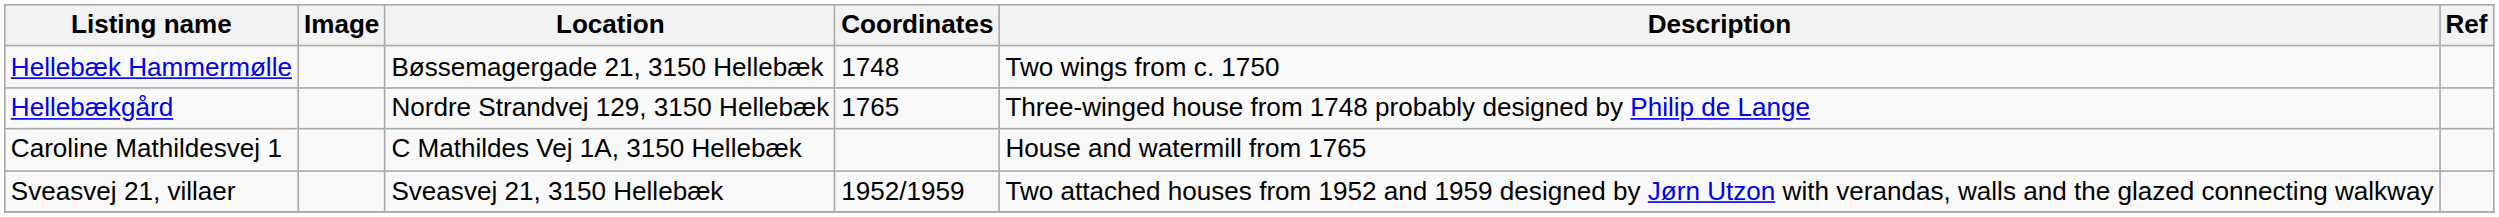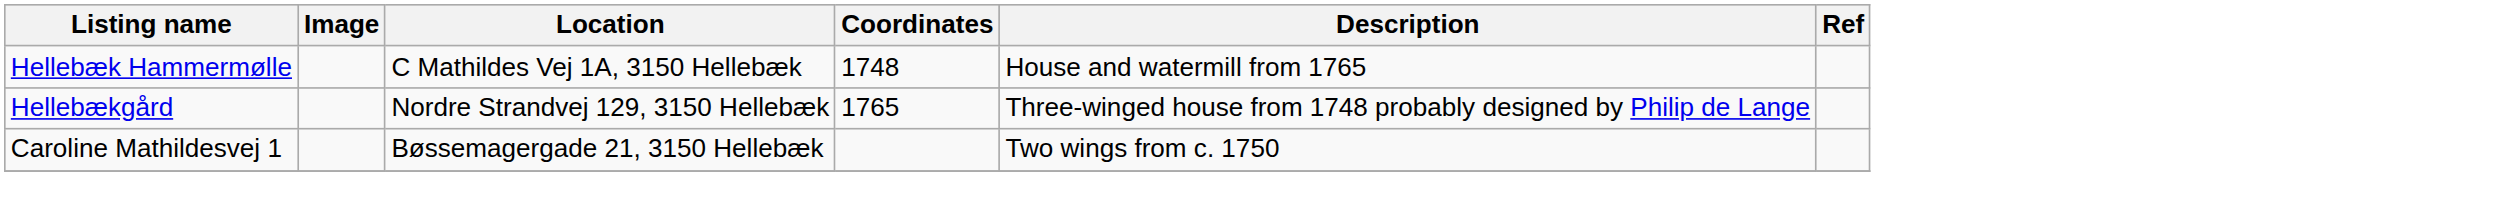(607, 66) Bøssemagergade 21, 3150 Hellebæk -> (597, 66) C Mathildes Vej 1A, 3150 Hellebæk
(1142, 66) Two wings from c. 1750 -> (1186, 66) House and watermill from 1765
(597, 149) C Mathildes Vej 1A, 3150 Hellebæk -> (607, 149) Bøssemagergade 21, 3150 Hellebæk
(1186, 149) House and watermill from 1765 -> (1142, 149) Two wings from c. 1750
- row: (123, 190)
